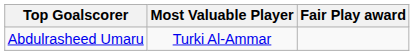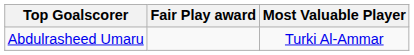columns swapped: (222, 15) <-> (353, 15)
